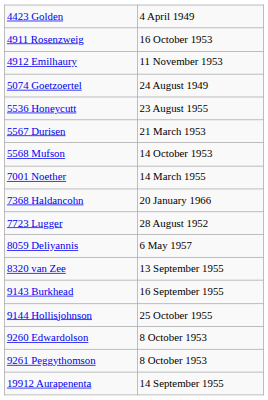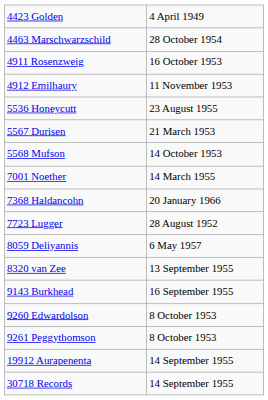+ row: (59, 39)
- row: (44, 85)
- row: (49, 314)
+ row: (40, 383)
